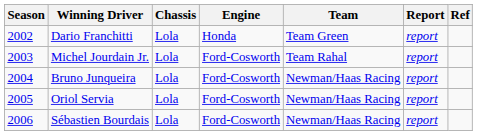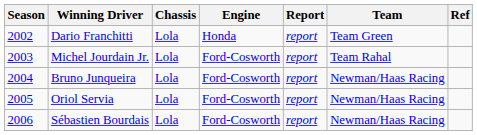columns swapped: (343, 15) <-> (425, 15)
